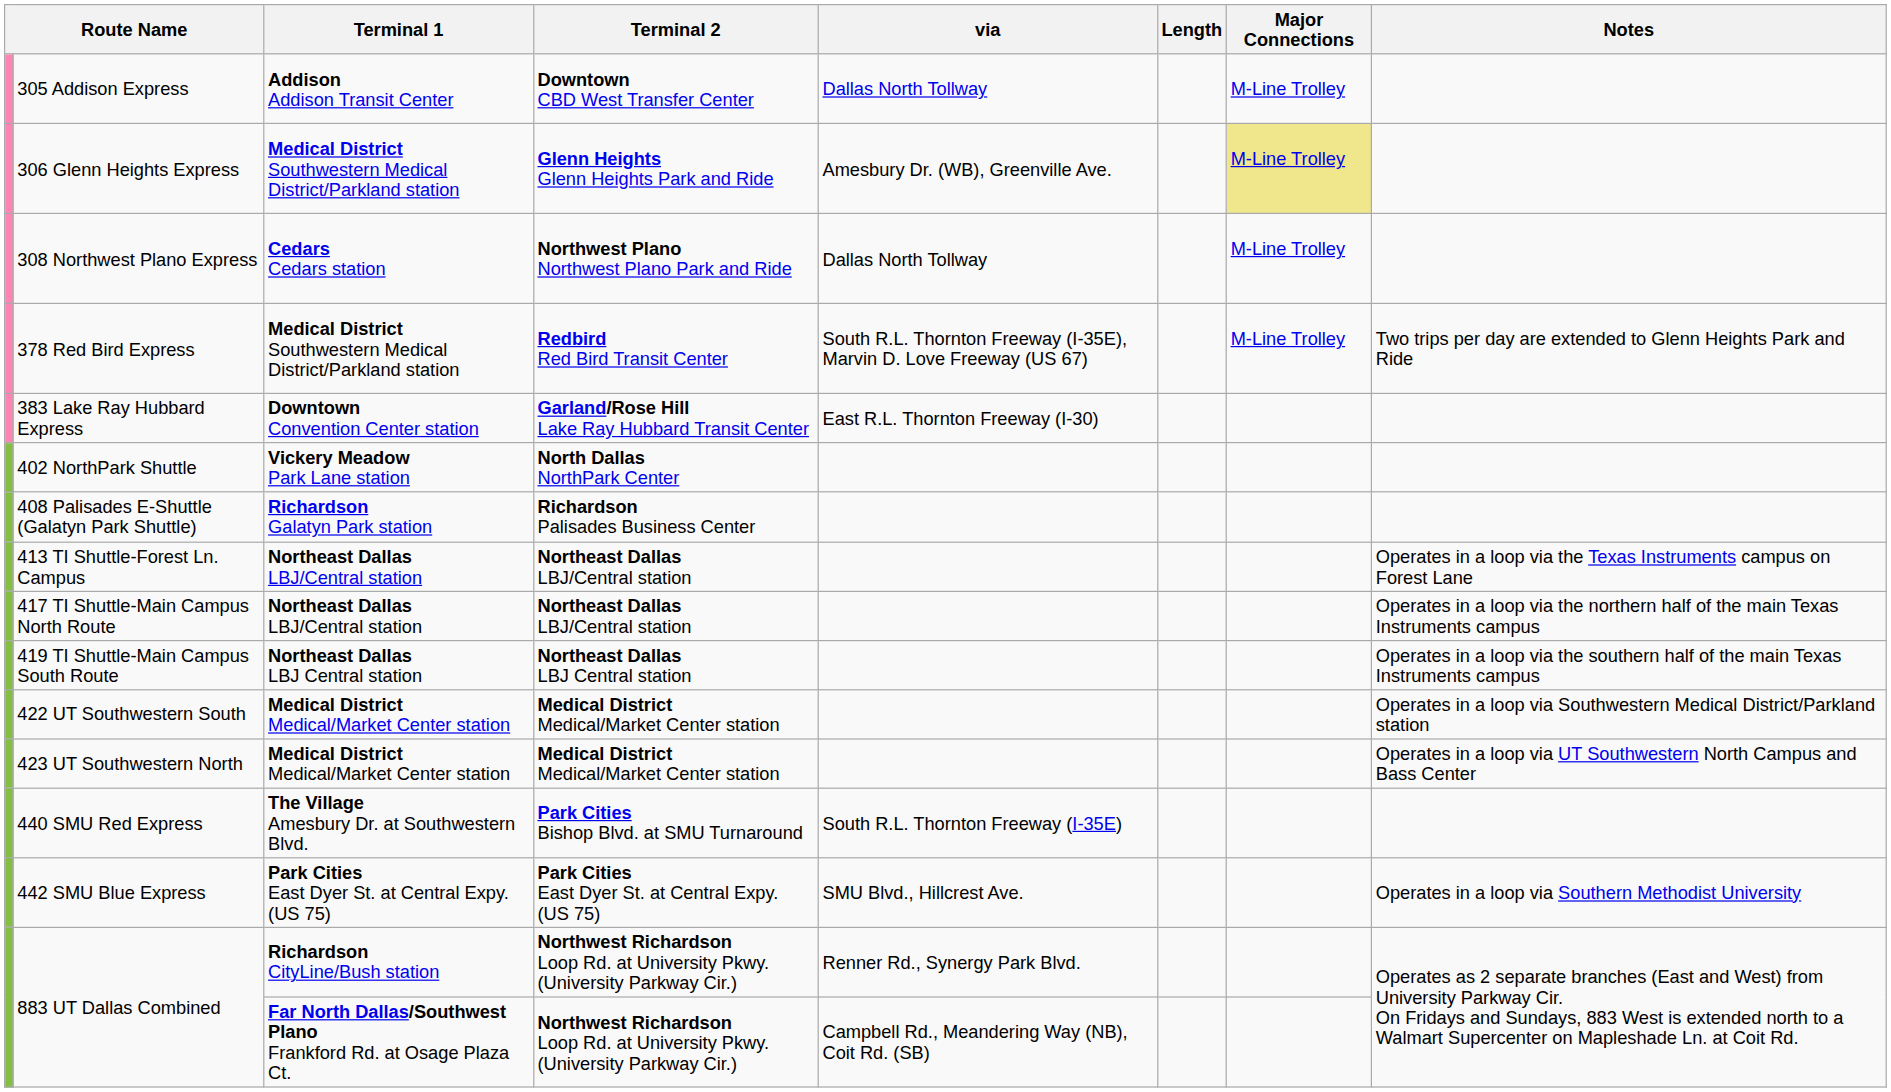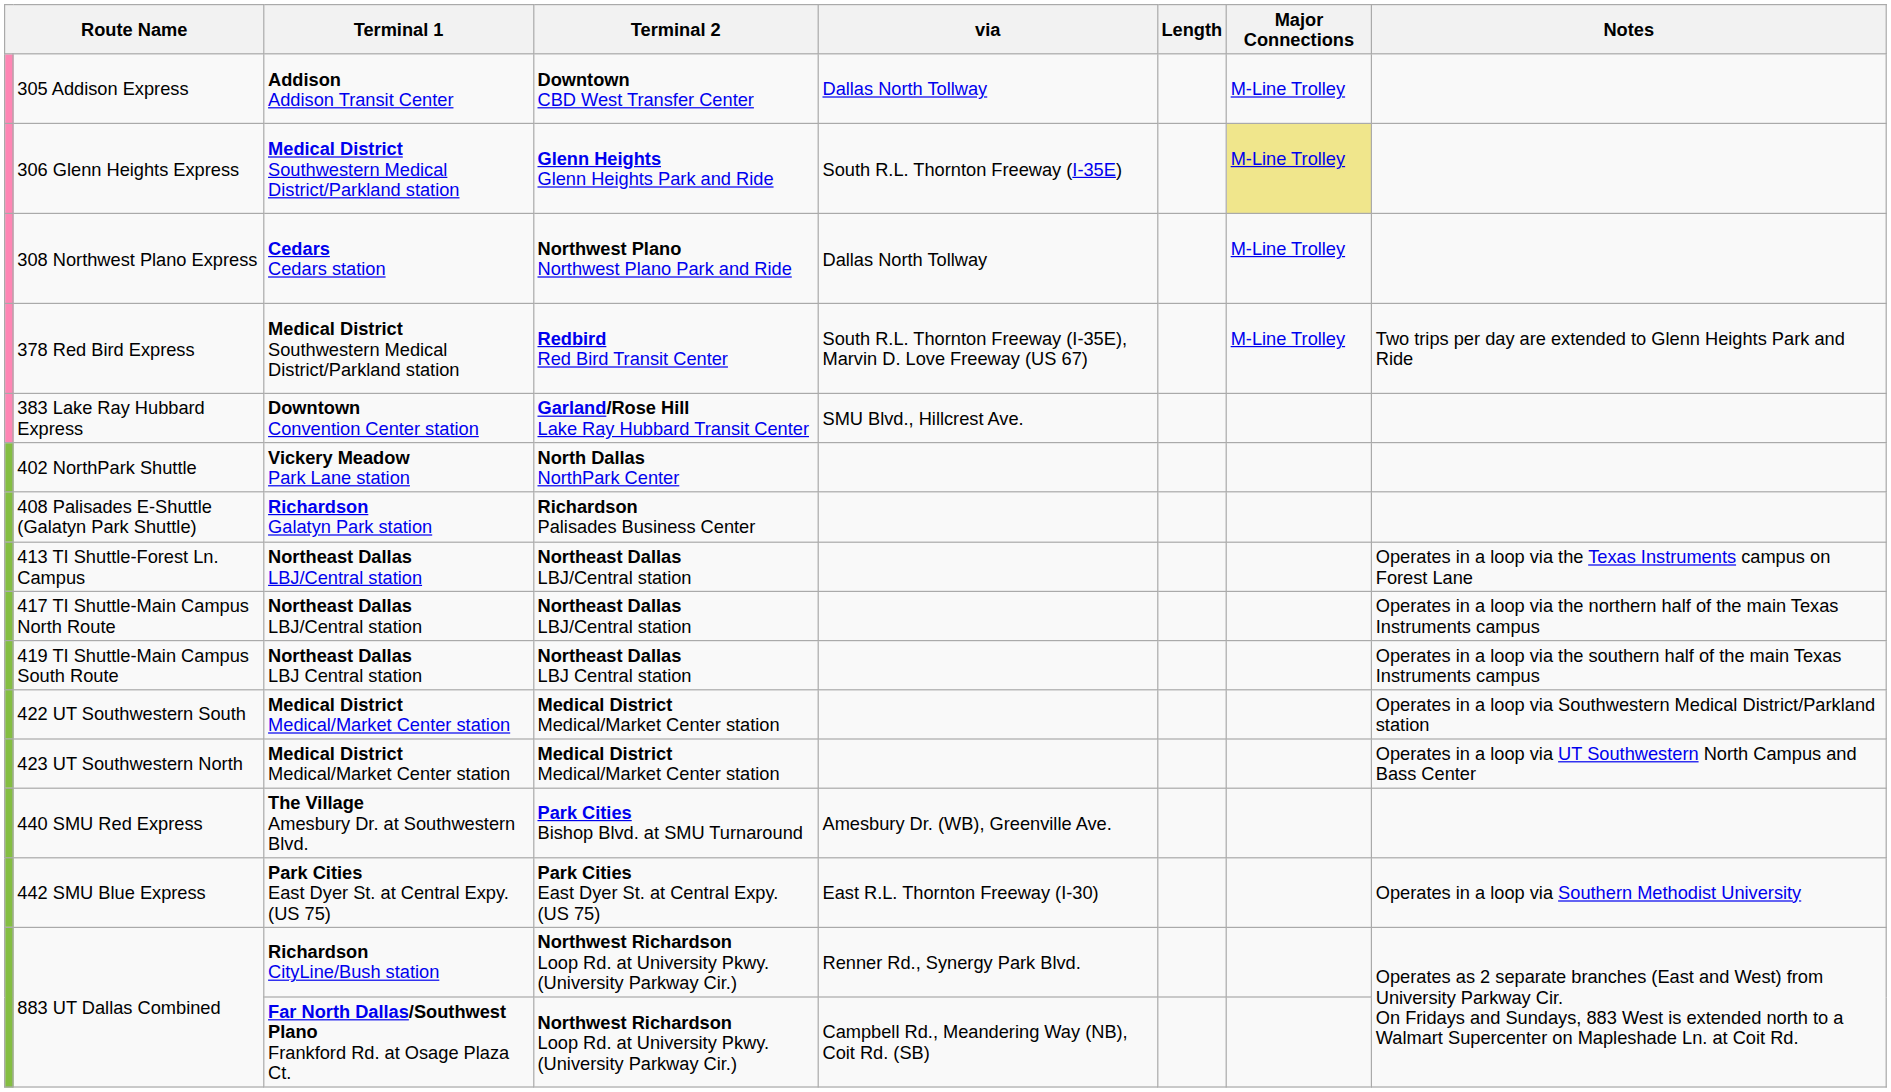(967, 169) Amesbury Dr. (WB), Greenville Ave. -> (972, 169) South R.L. Thornton Freeway (I-35E)
(961, 419) East R.L. Thornton Freeway (I-30) -> (923, 419) SMU Blvd., Hillcrest Ave.
(972, 823) South R.L. Thornton Freeway (I-35E) -> (967, 823) Amesbury Dr. (WB), Greenville Ave.
(923, 893) SMU Blvd., Hillcrest Ave. -> (961, 893) East R.L. Thornton Freeway (I-30)
